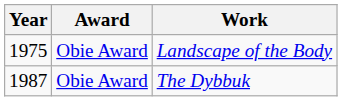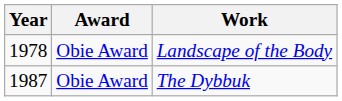(28, 50) 1975 -> (28, 50) 1978
